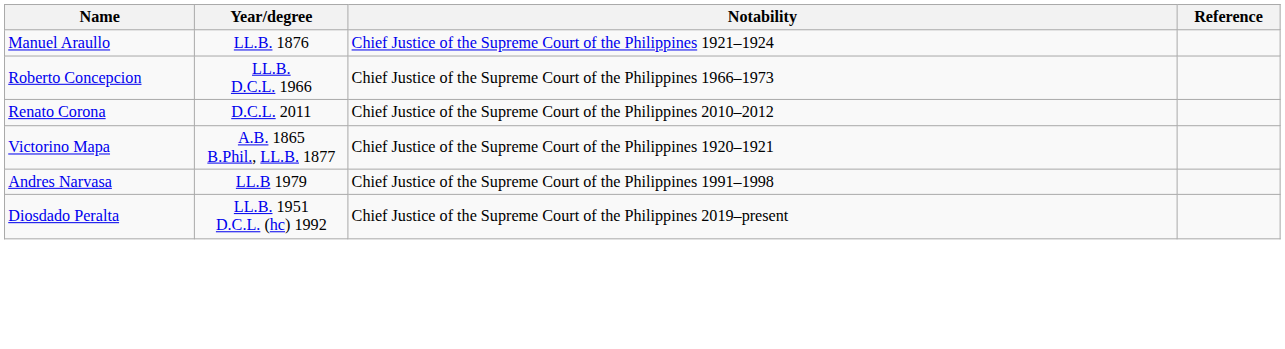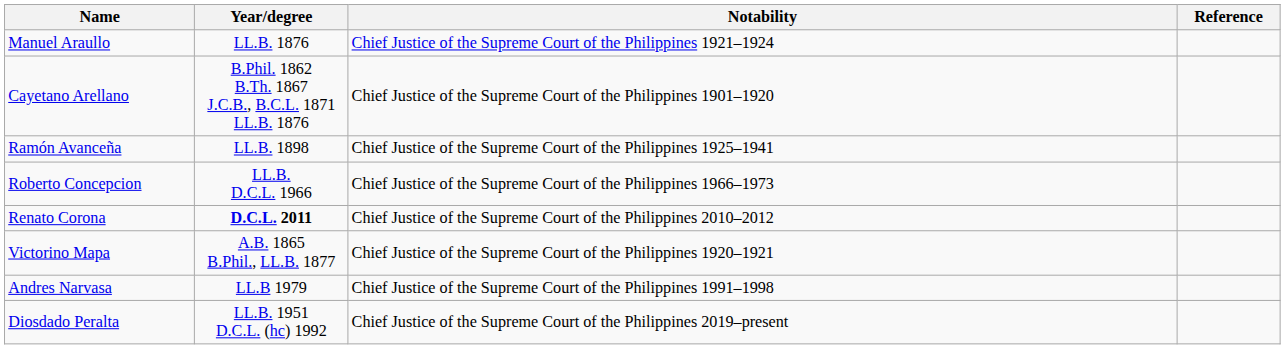+ row: (69, 95)
+ row: (65, 148)
(271, 112) normal -> (271, 218) bold
